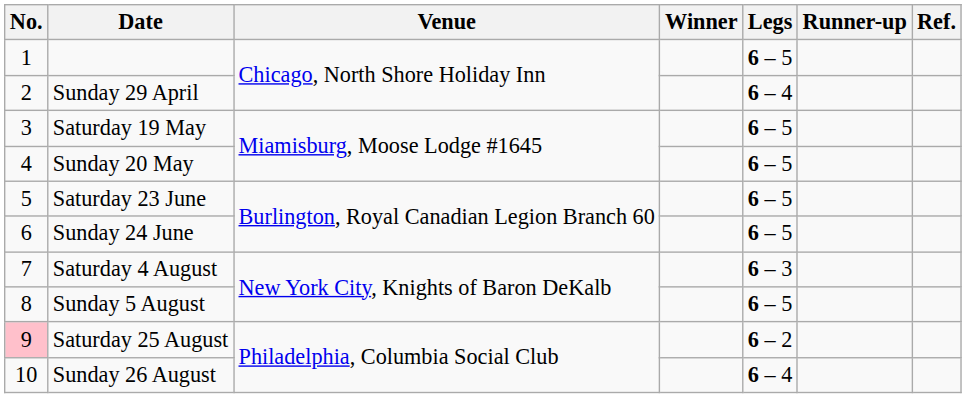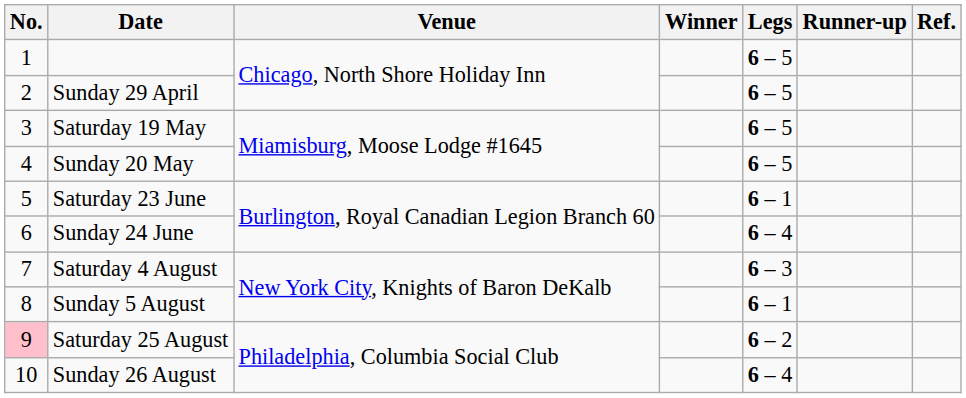(770, 92) 6 – 4 -> (770, 92) 6 – 5
(770, 198) 6 – 5 -> (770, 198) 6 – 1
(770, 233) 6 – 5 -> (770, 233) 6 – 4
(770, 304) 6 – 5 -> (770, 304) 6 – 1
